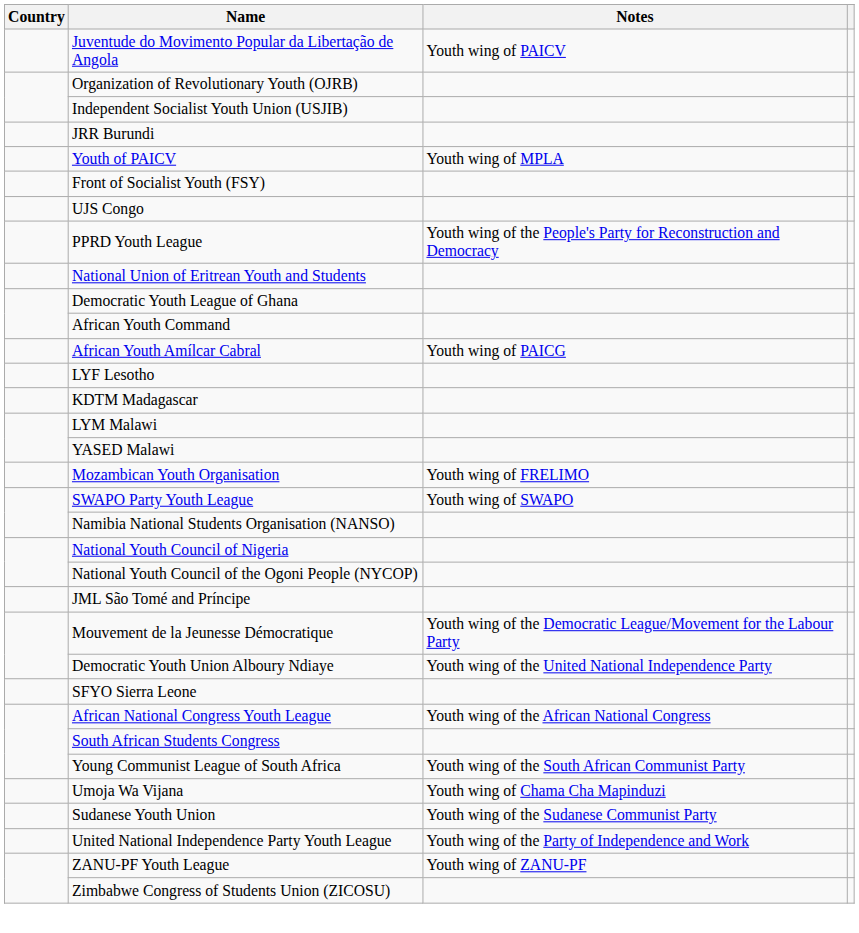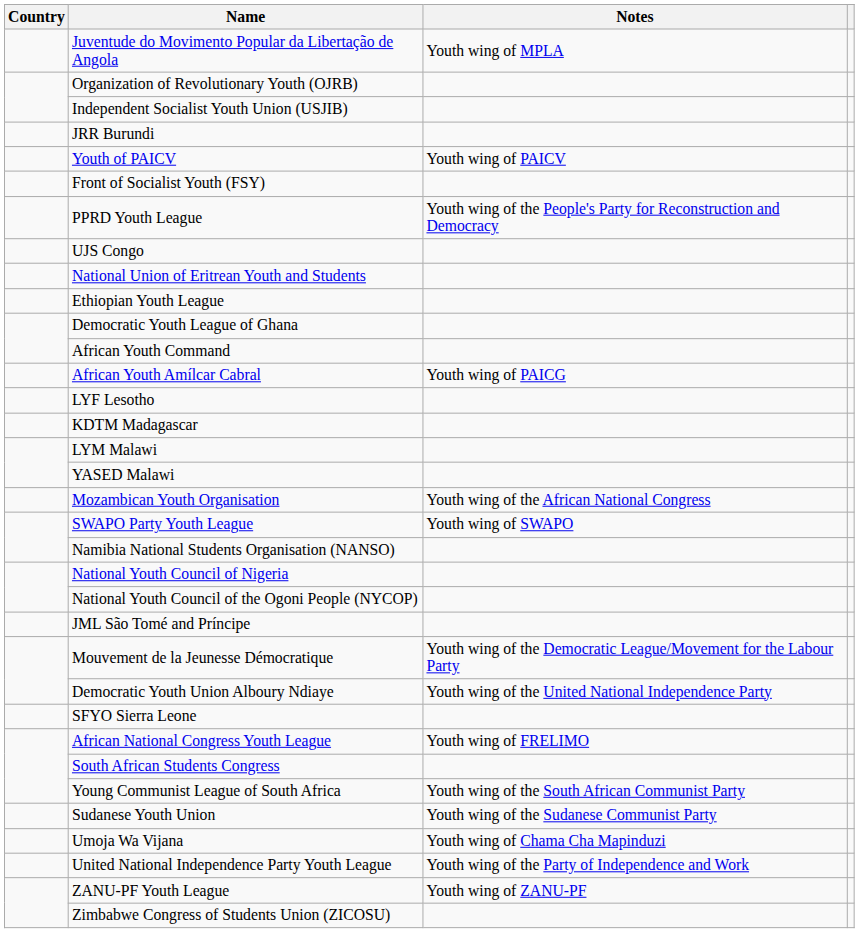(496, 50) Youth wing of PAICV -> (495, 50) Youth wing of MPLA
(495, 158) Youth wing of MPLA -> (496, 158) Youth wing of PAICV
rows swapped: (108, 208) <-> (137, 242)
+ row: (148, 300)
(508, 474) Youth wing of FRELIMO -> (568, 499) Youth wing of the African National Congress
(568, 716) Youth wing of the African National Congress -> (508, 741) Youth wing of FRELIMO
rows swapped: (144, 815) <-> (128, 791)
